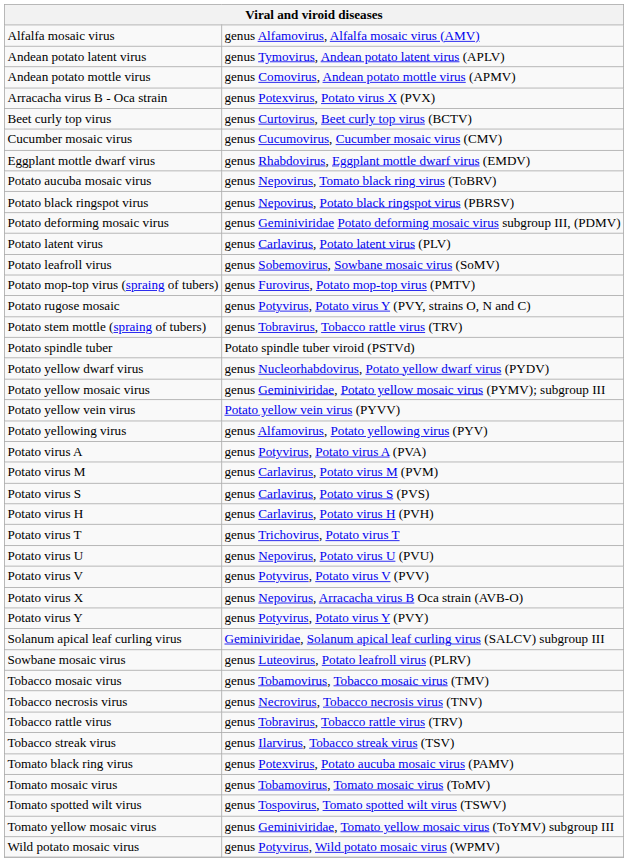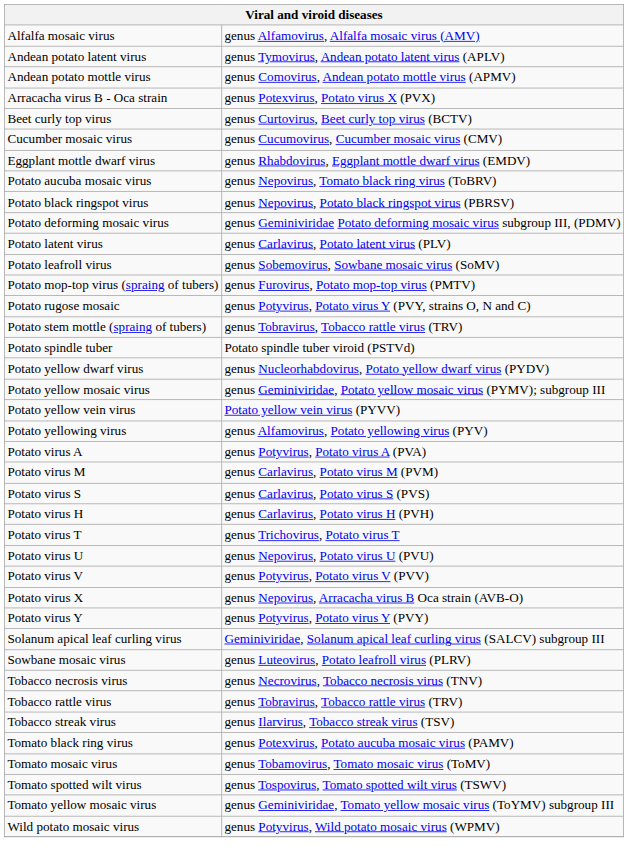- row: (65, 680)
